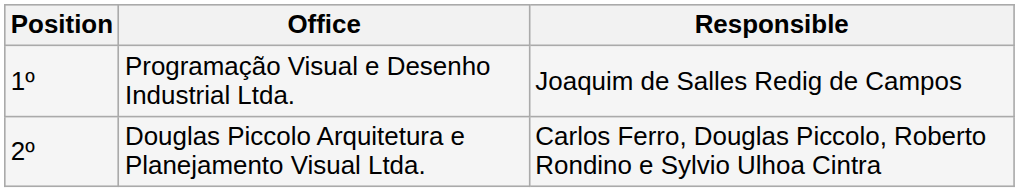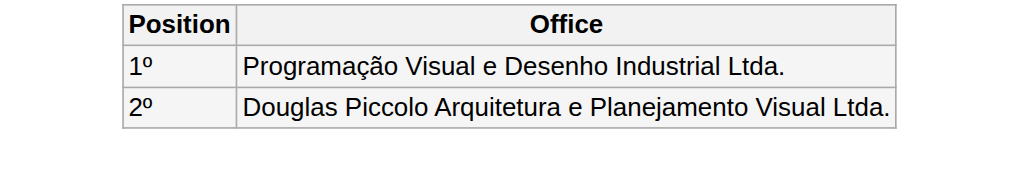- column: (772, 25)
